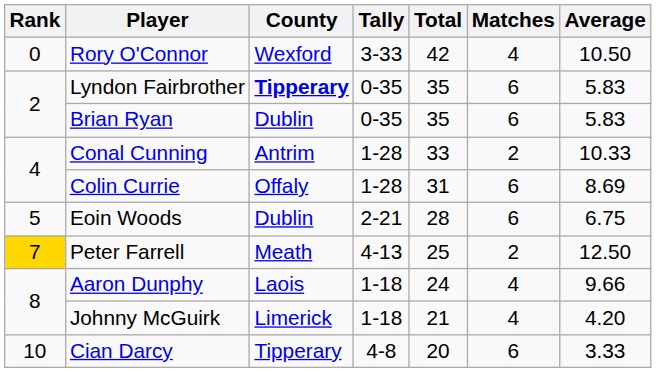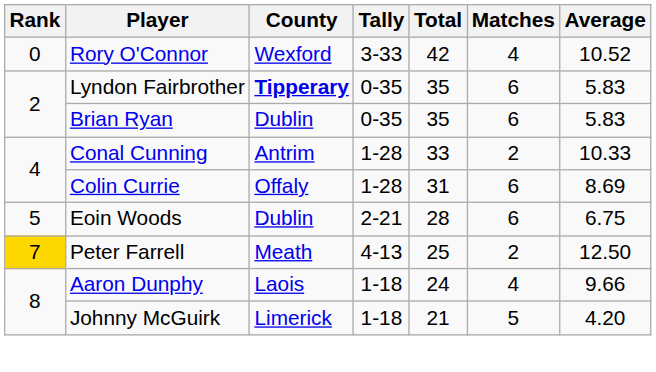(605, 53) 10.50 -> (605, 53) 10.52
(513, 317) 4 -> (513, 317) 5
- row: (121, 350)
